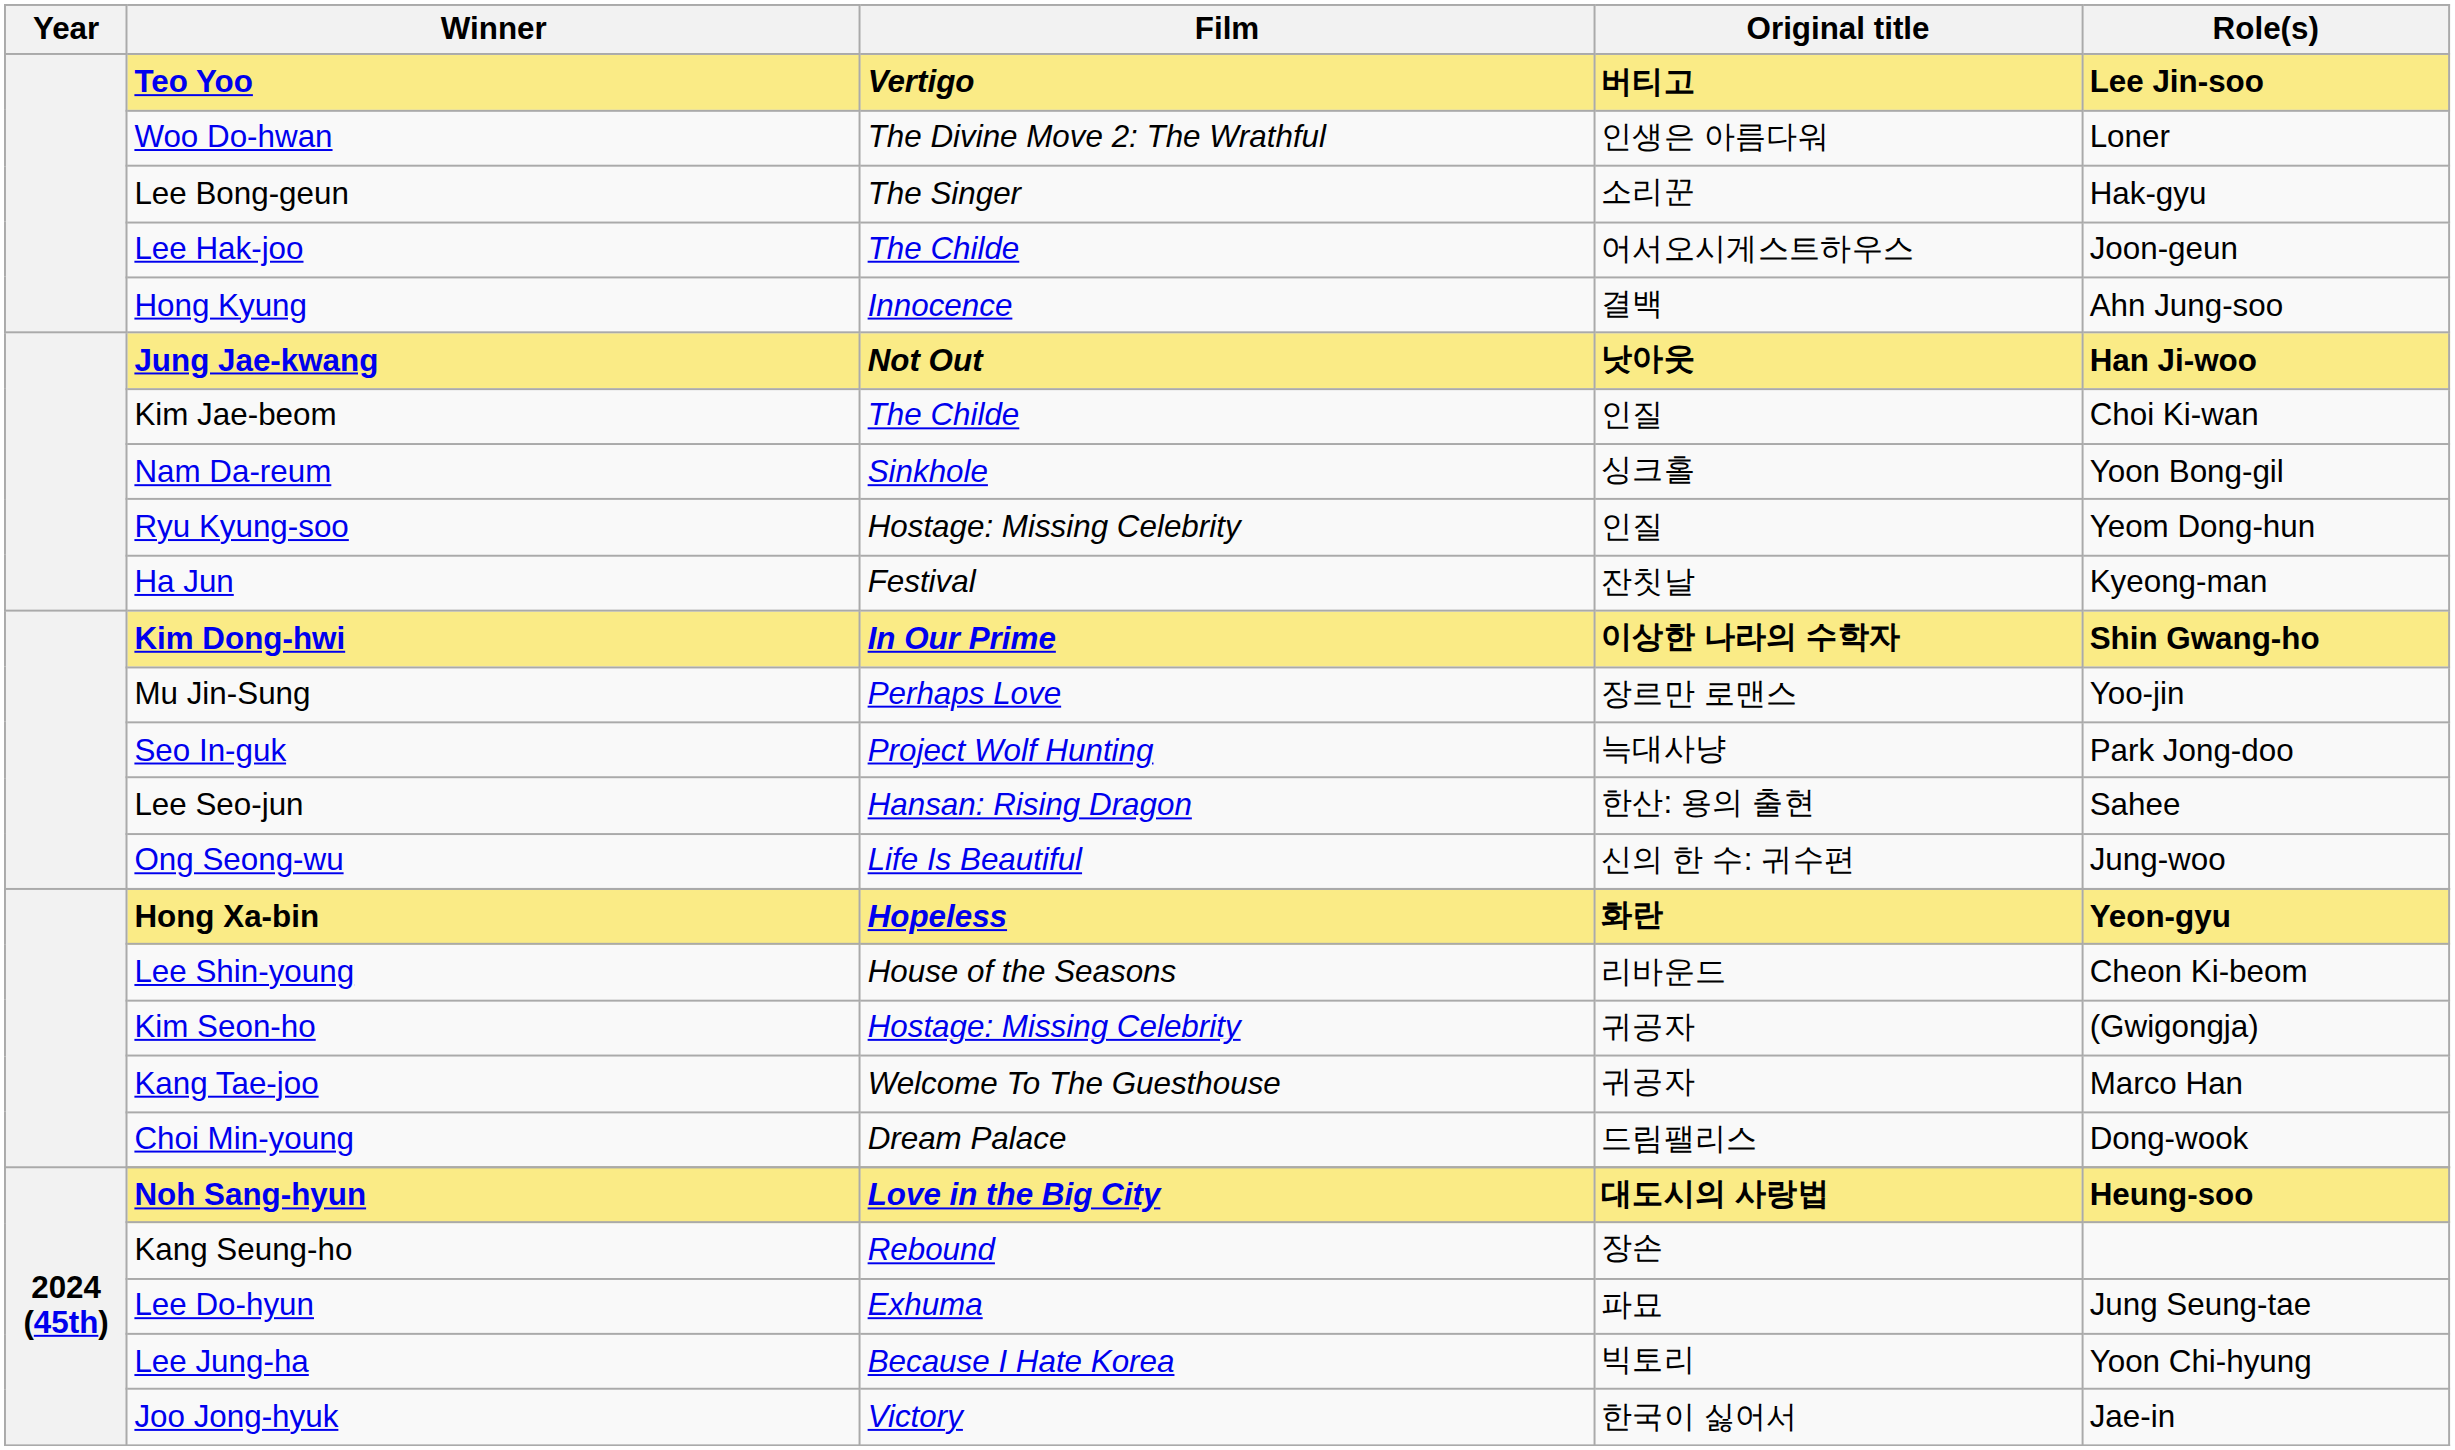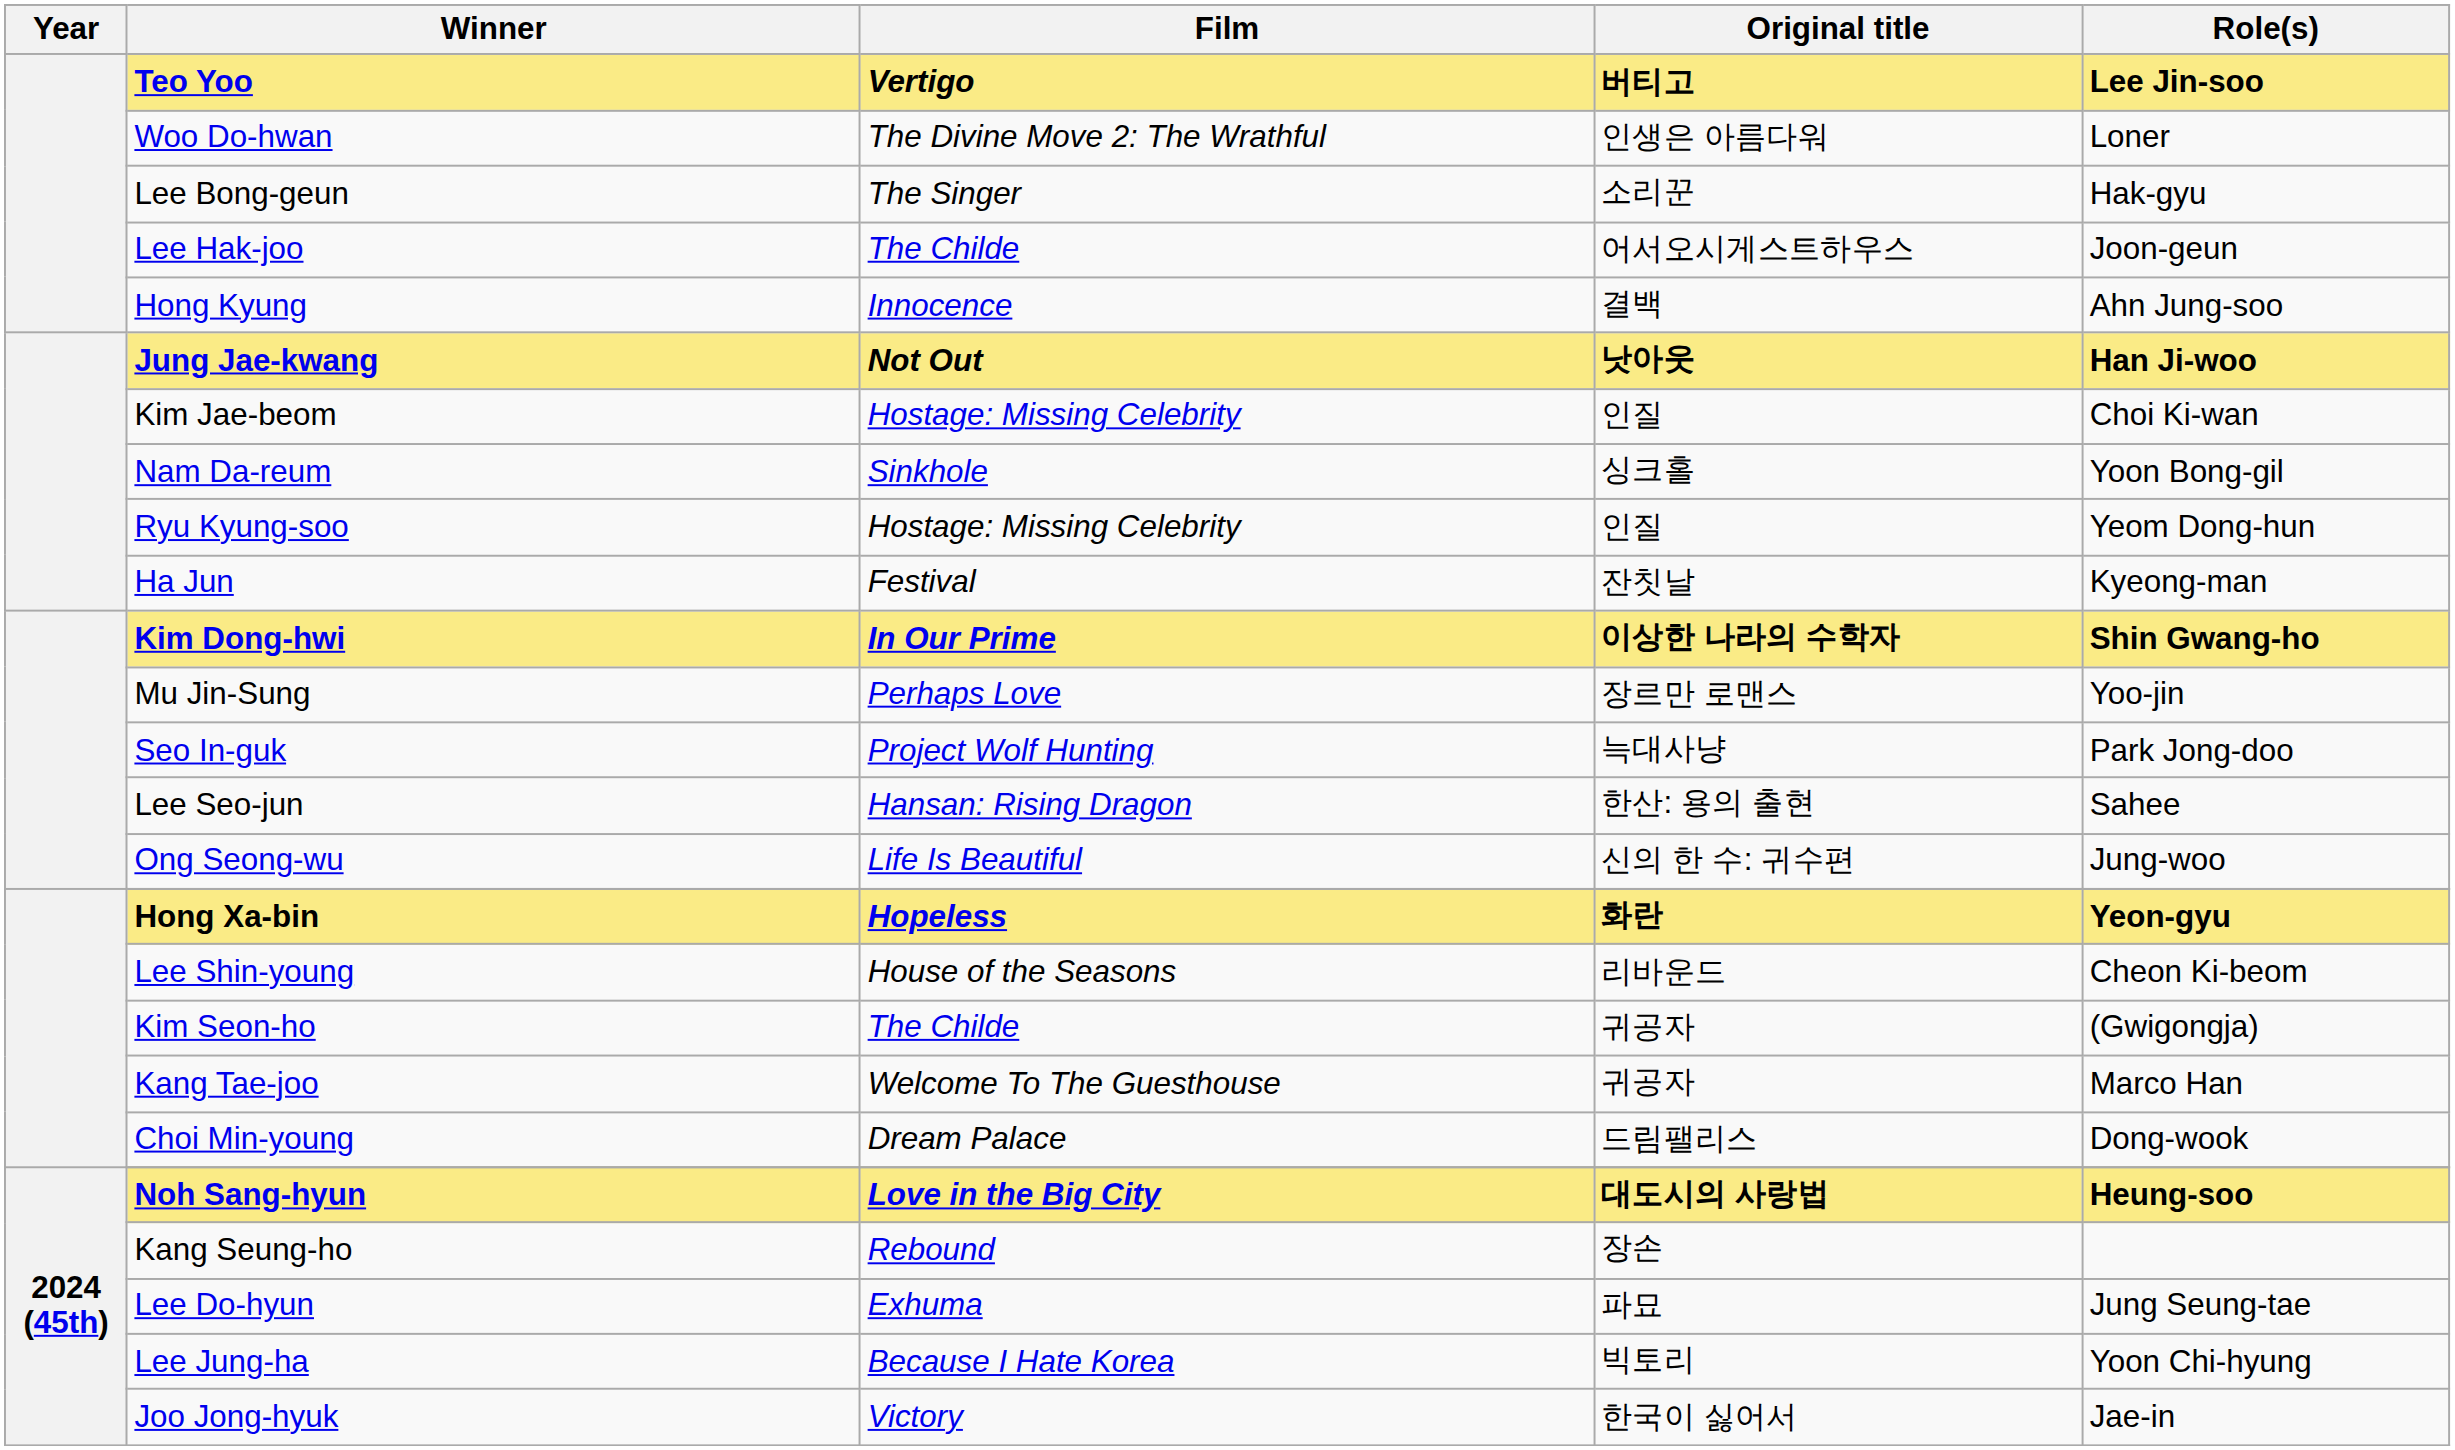(943, 415) The Childe -> (1054, 415) Hostage: Missing Celebrity
(1054, 1027) Hostage: Missing Celebrity -> (943, 1027) The Childe
